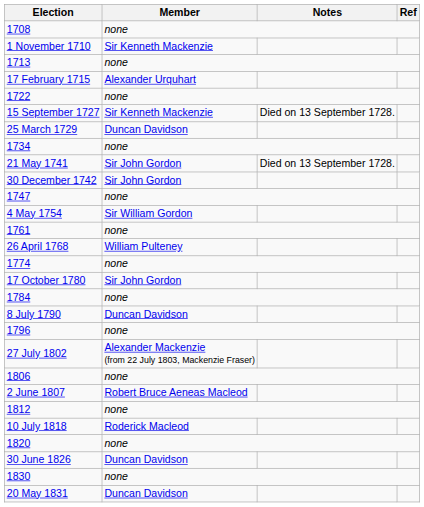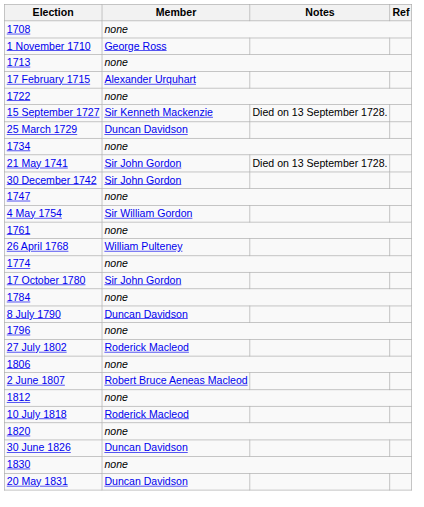(159, 46) Sir Kenneth Mackenzie -> (135, 46) George Ross
(180, 353) Alexander Mackenzie (from 22 July 1803, Mackenzie Fraser) -> (147, 347) Roderick Macleod
